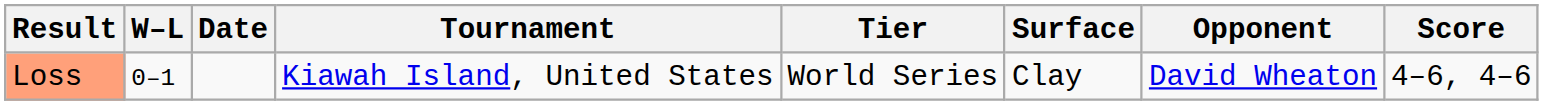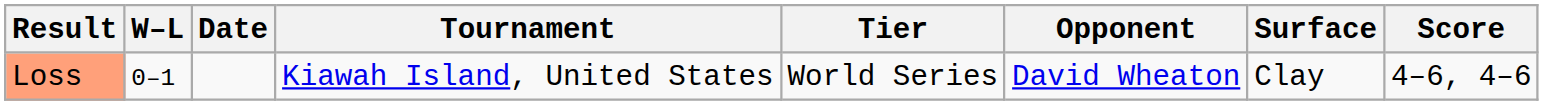columns swapped: (1074, 29) <-> (1263, 29)
